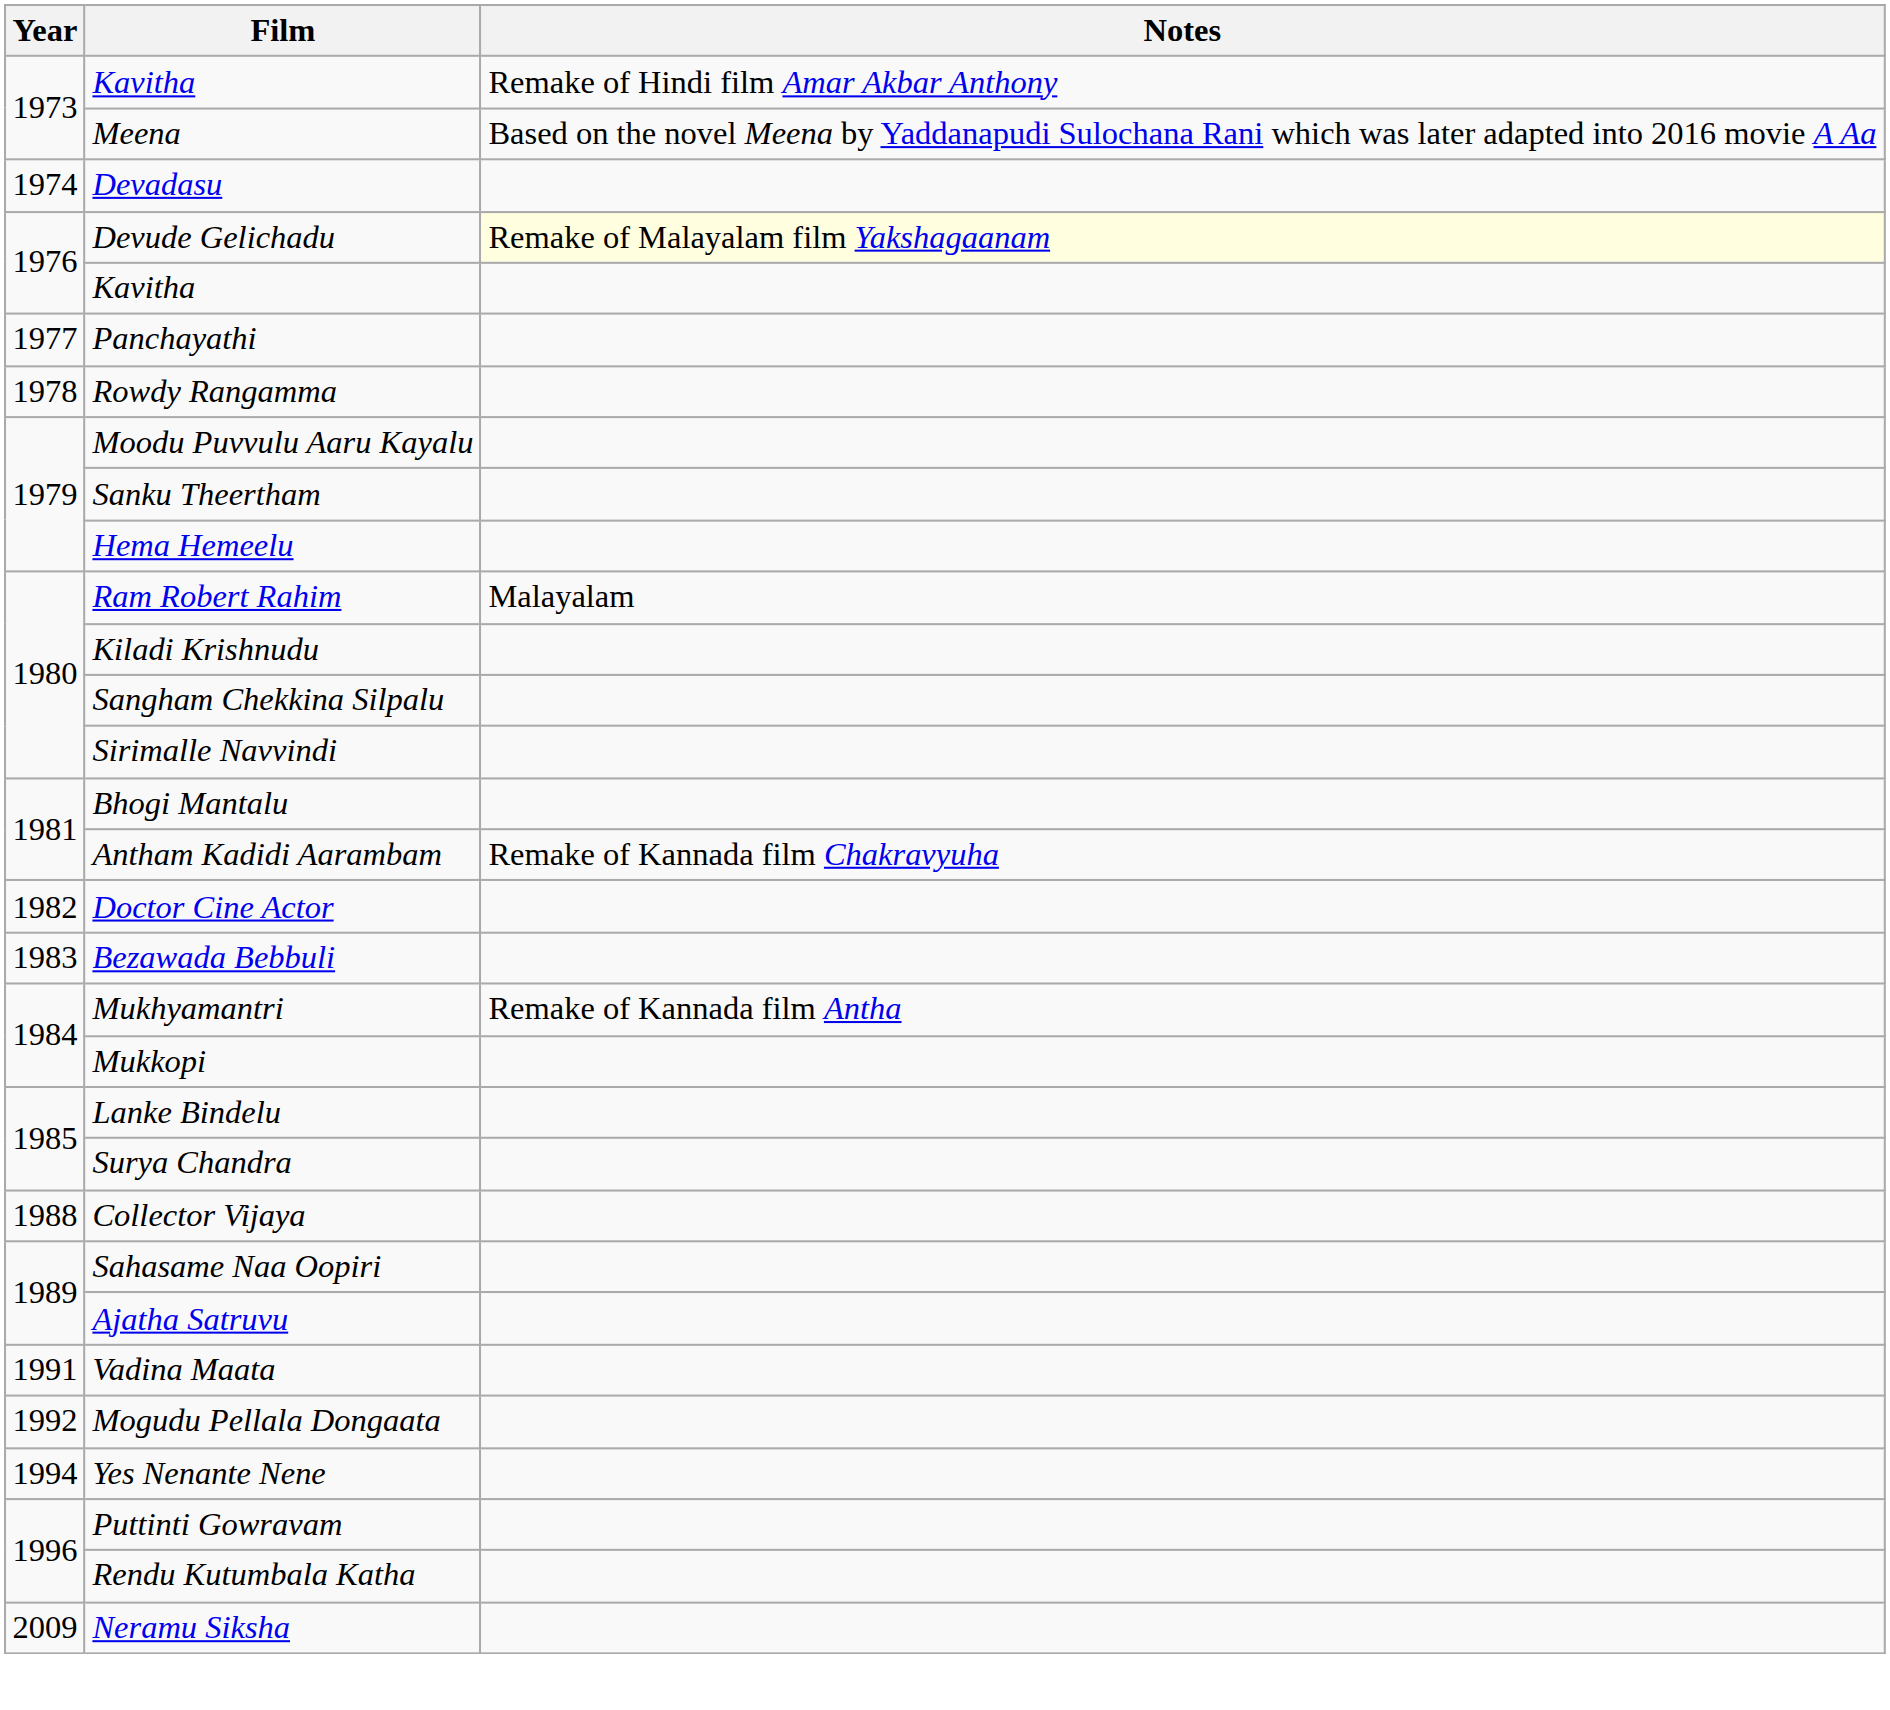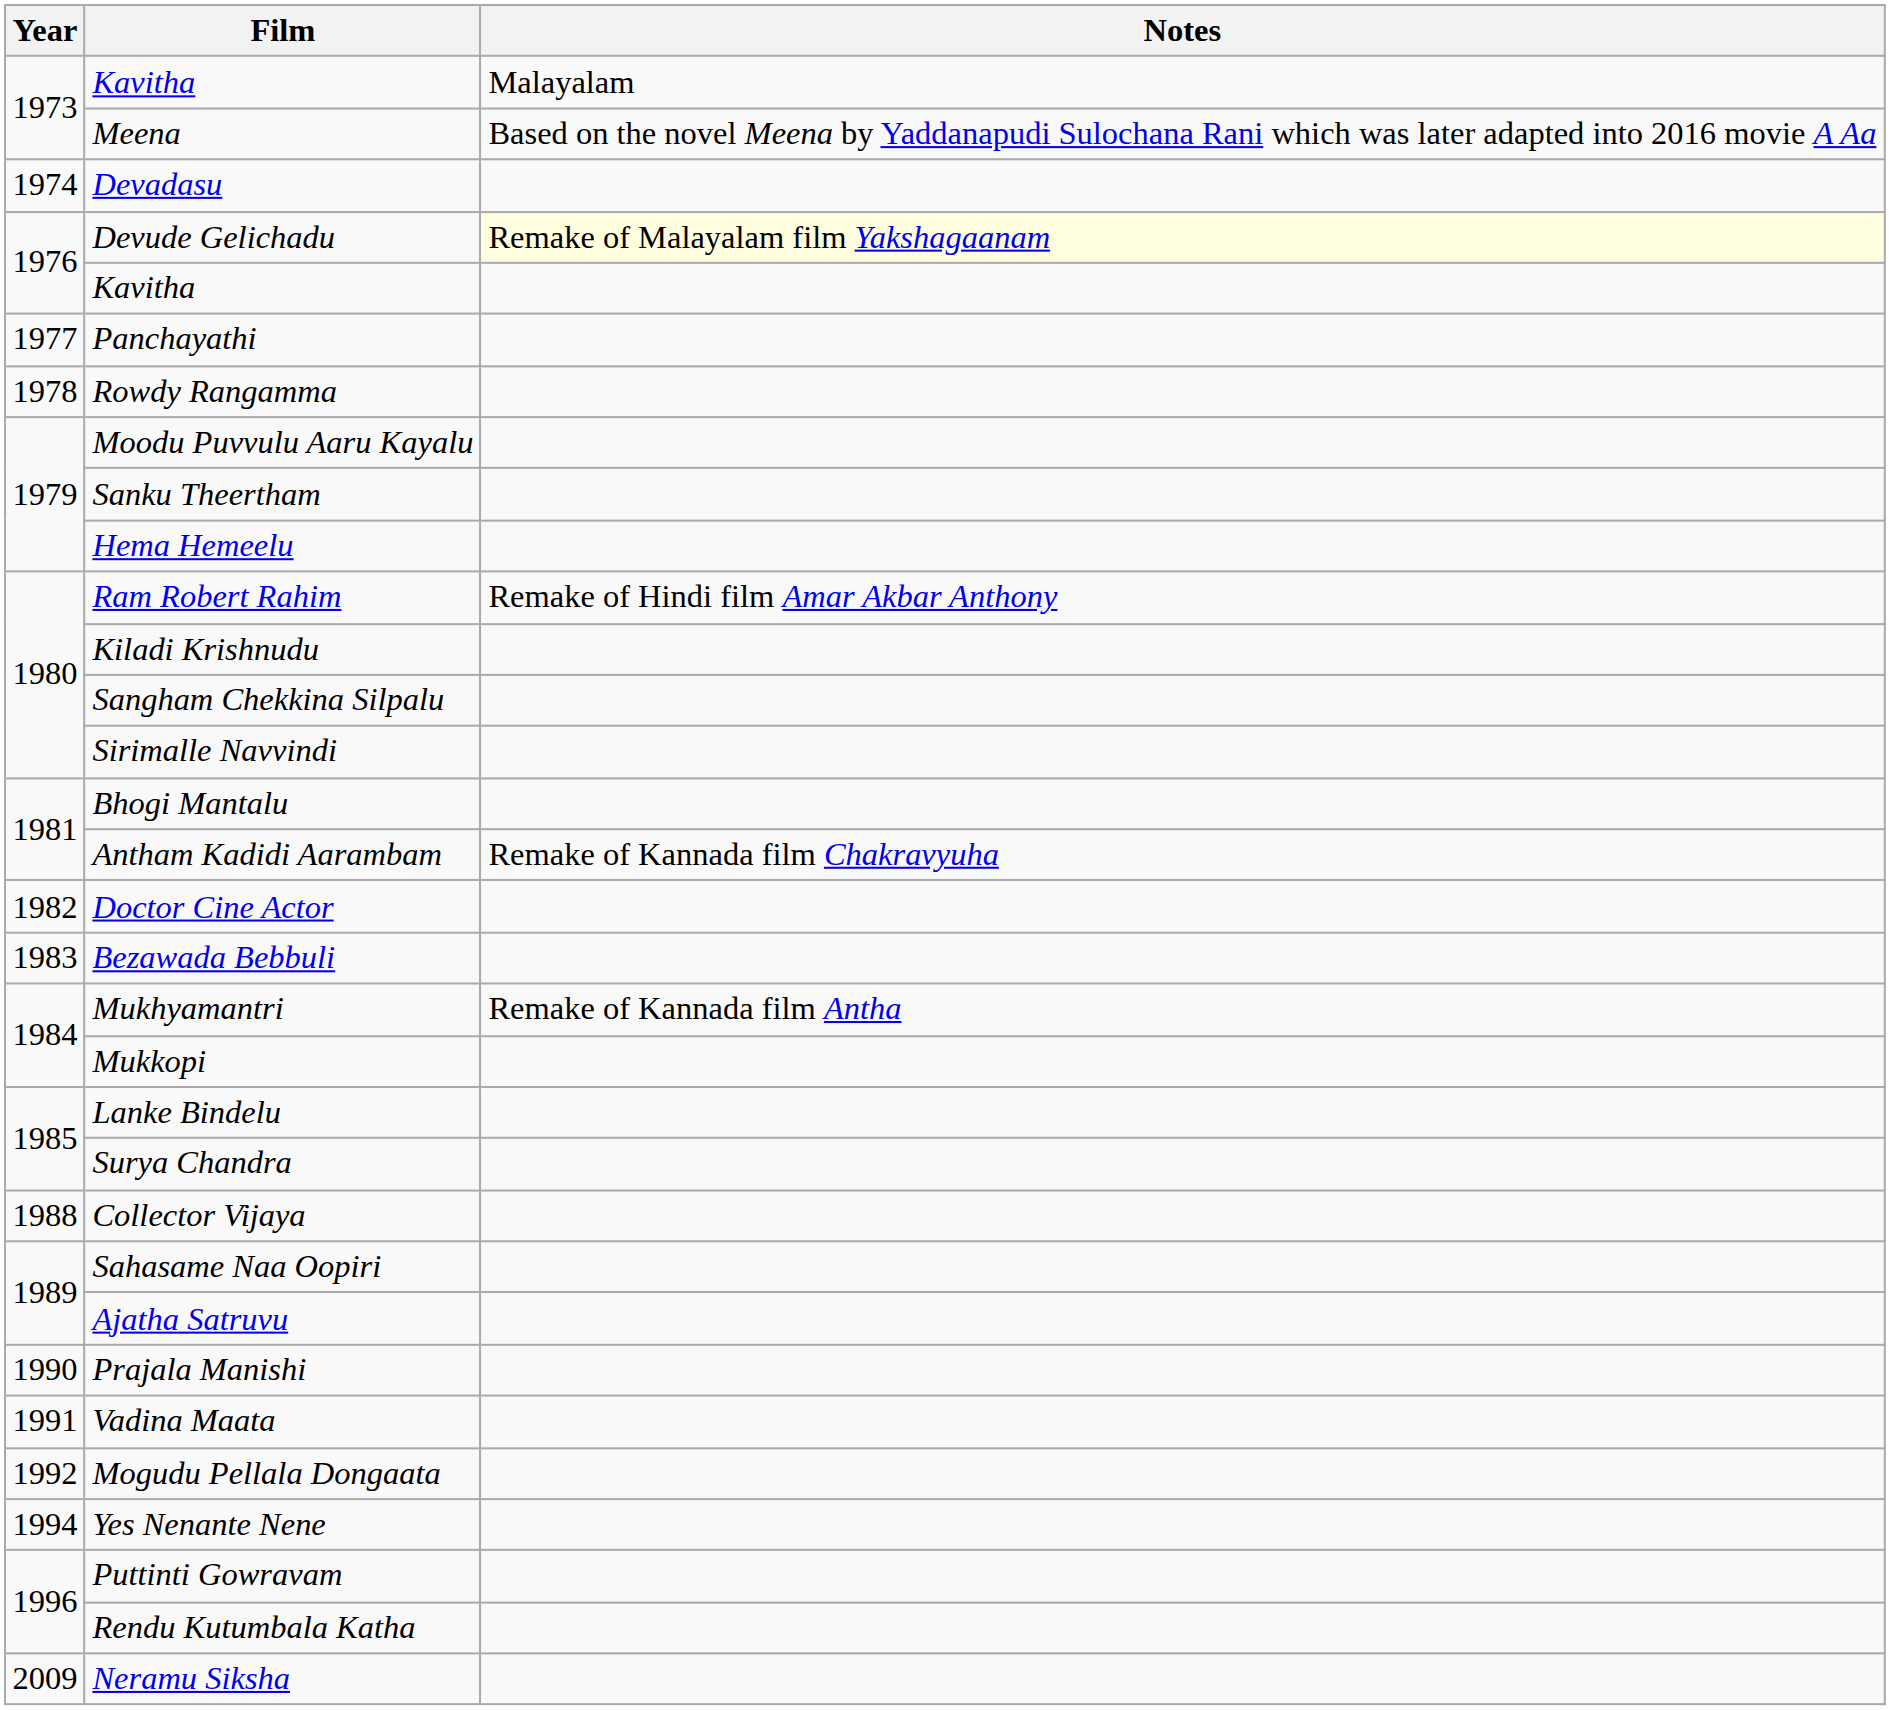(773, 81) Remake of Hindi film Amar Akbar Anthony -> (561, 81) Malayalam
(561, 596) Malayalam -> (773, 596) Remake of Hindi film Amar Akbar Anthony
+ row: (45, 1369)
